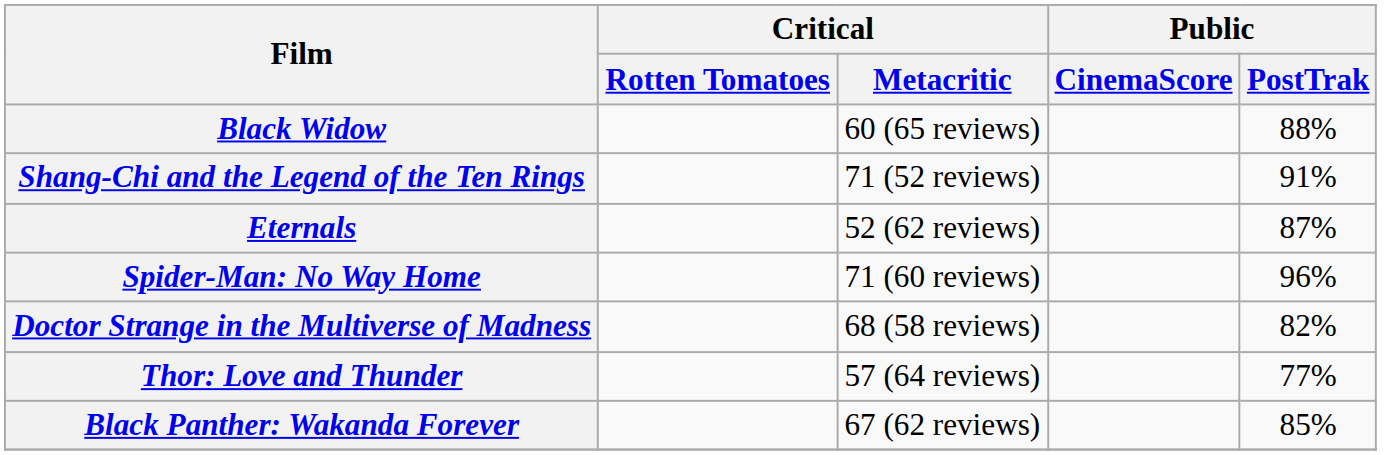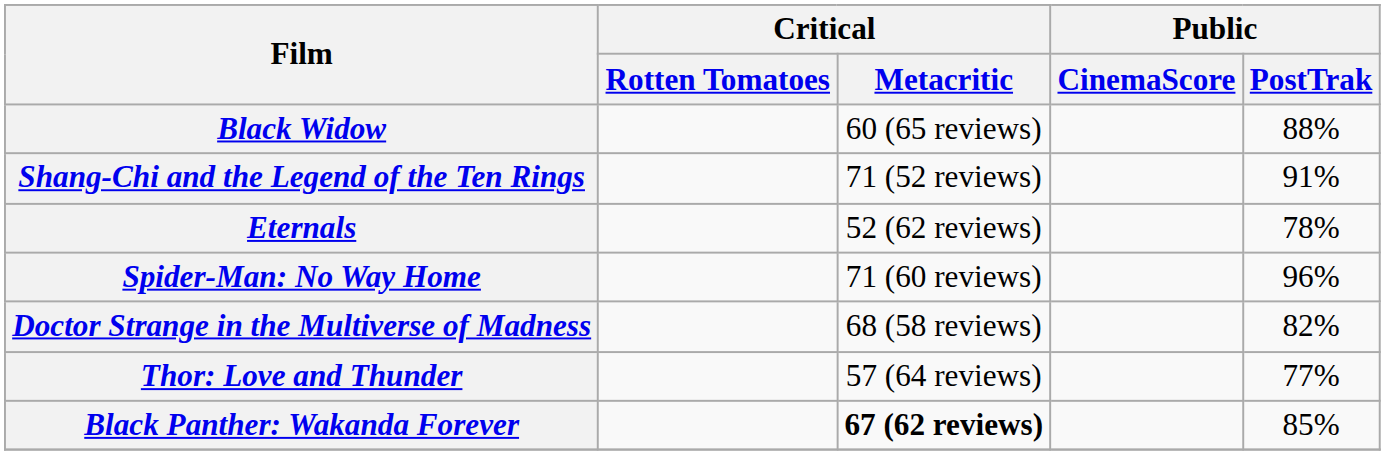(1308, 227) 87% -> (1311, 227) 78%
(942, 425) normal -> (944, 425) bold
